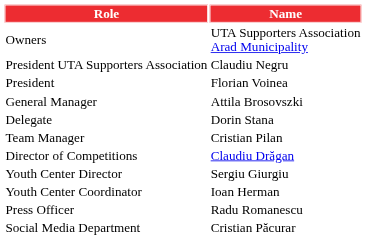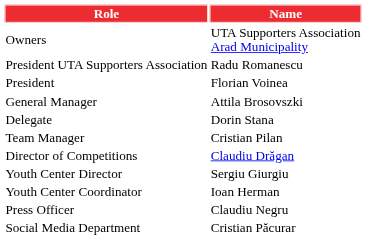(249, 65) Claudiu Negru -> (257, 65) Radu Romanescu
(257, 209) Radu Romanescu -> (249, 209) Claudiu Negru
